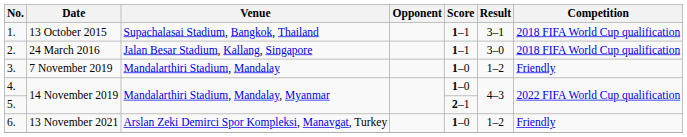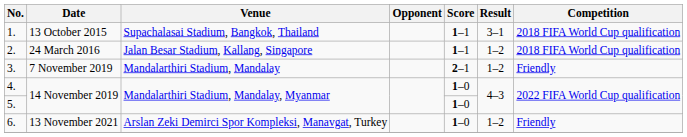(495, 50) 3–0 -> (495, 50) 1–2
(461, 68) 1–0 -> (461, 68) 2–1
(461, 104) 2–1 -> (461, 104) 1–0
